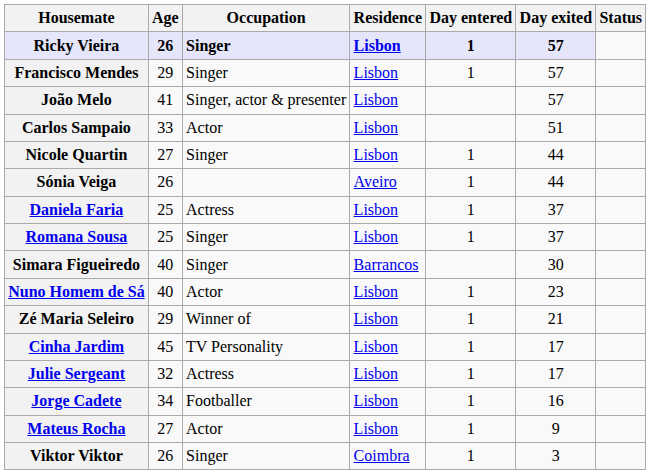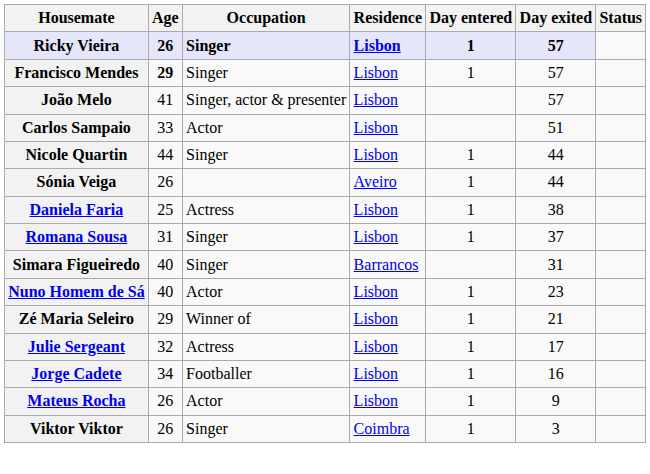(165, 72) normal -> (165, 72) bold
(165, 155) 27 -> (165, 155) 44
(556, 209) 37 -> (556, 209) 38
(165, 237) 25 -> (165, 237) 31
(556, 264) 30 -> (556, 264) 31
- row: (76, 346)
(165, 428) 27 -> (165, 401) 26
